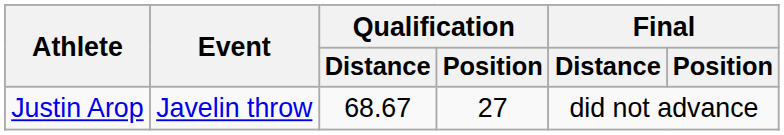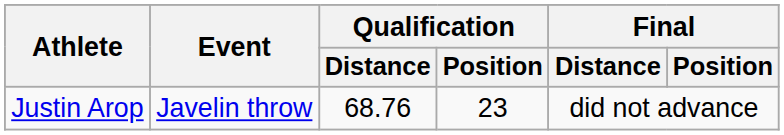(378, 109) 68.67 -> (378, 109) 68.76
(493, 109) 27 -> (493, 109) 23
